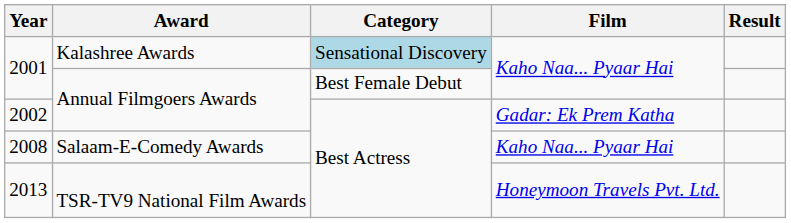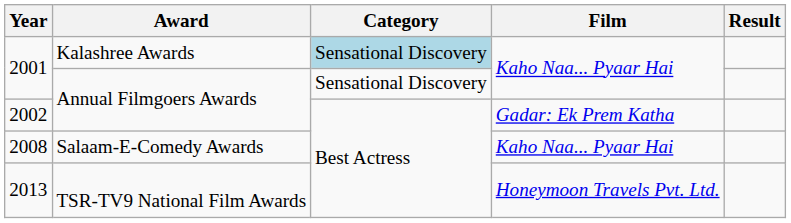(388, 83) Best Female Debut -> (401, 83) Sensational Discovery
